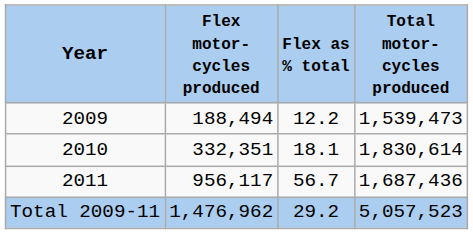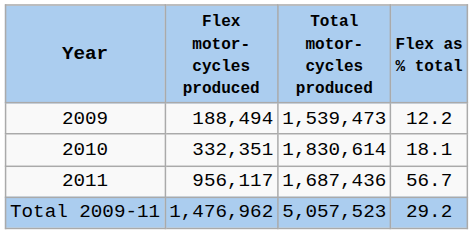columns swapped: (411, 55) <-> (316, 55)
